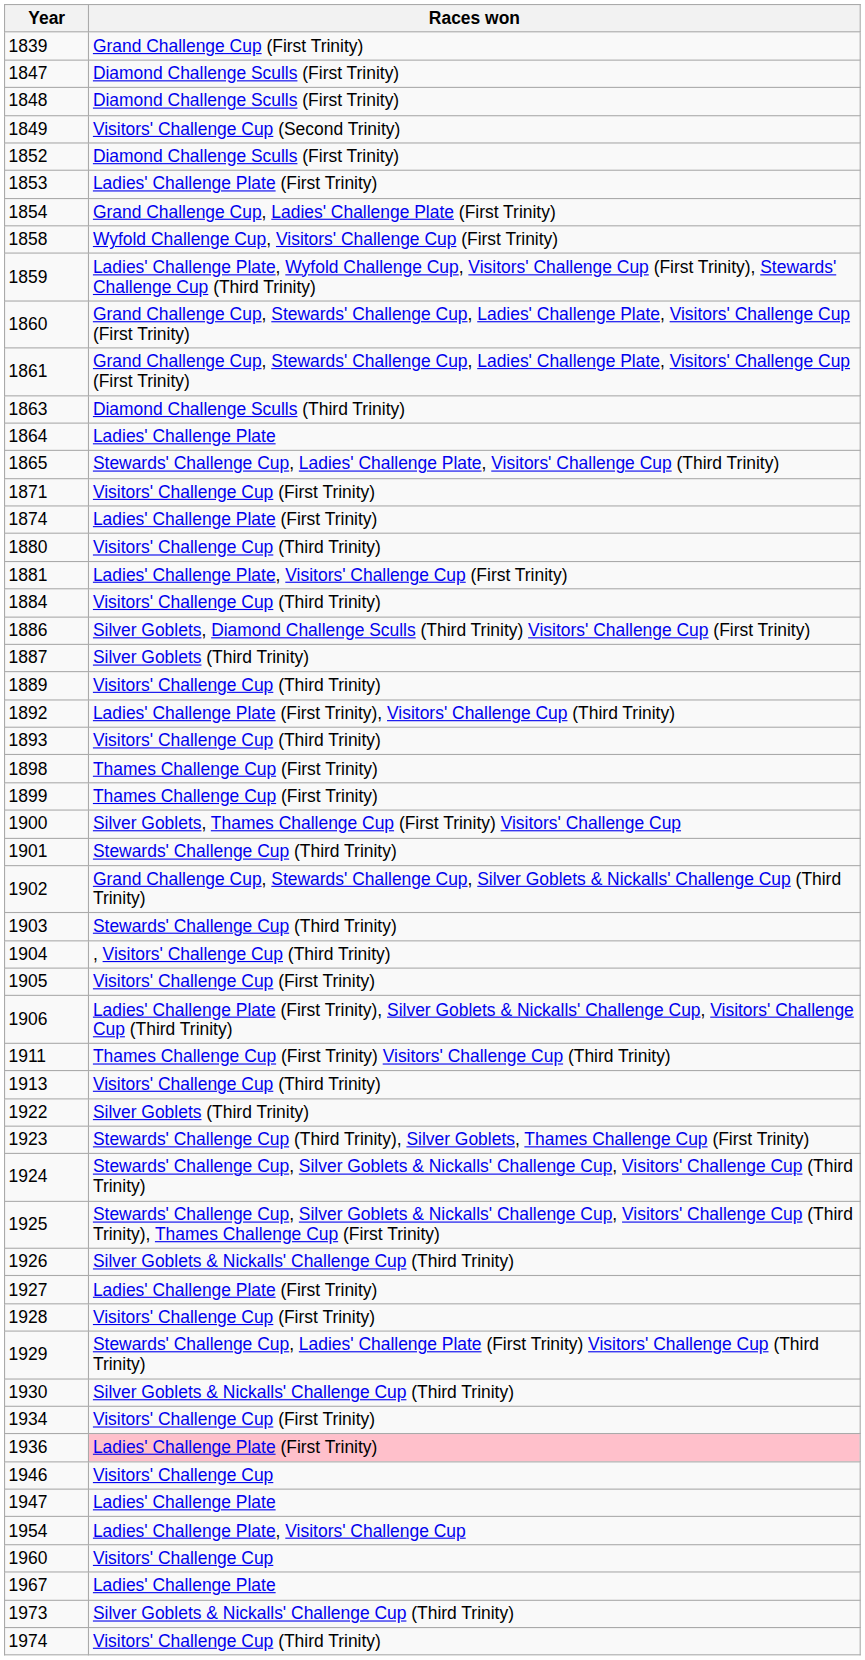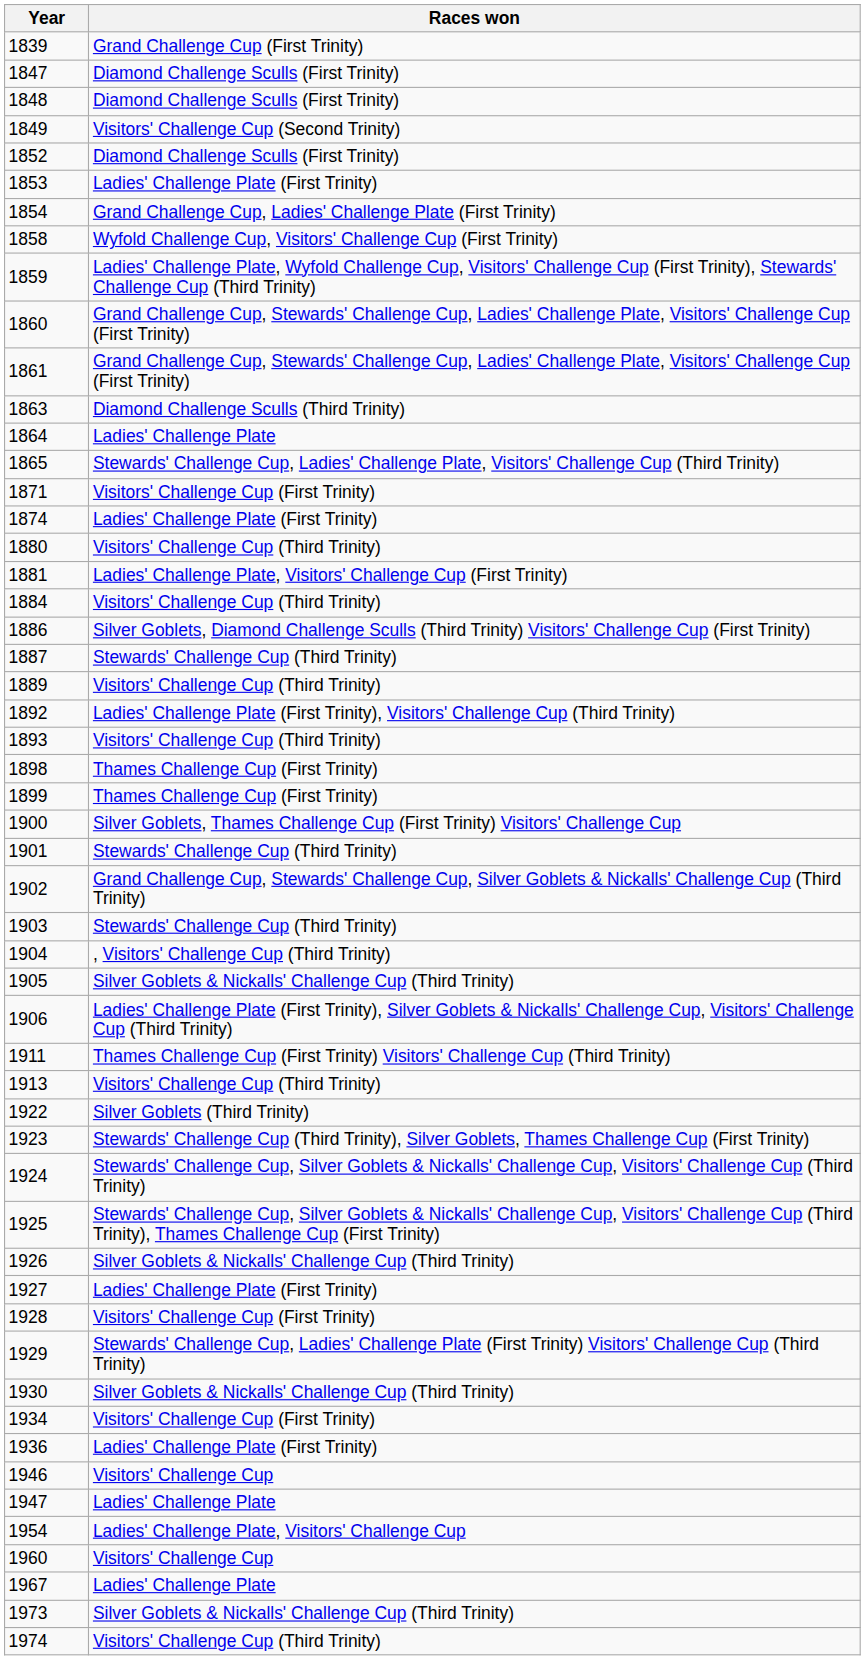(201, 658) Silver Goblets (Third Trinity) -> (245, 658) Stewards' Challenge Cup (Third Trinity)
(234, 981) Visitors' Challenge Cup (First Trinity) -> (303, 981) Silver Goblets & Nickalls' Challenge Cup (Third Trinity)
(235, 1447) pink background -> (235, 1447) no background
